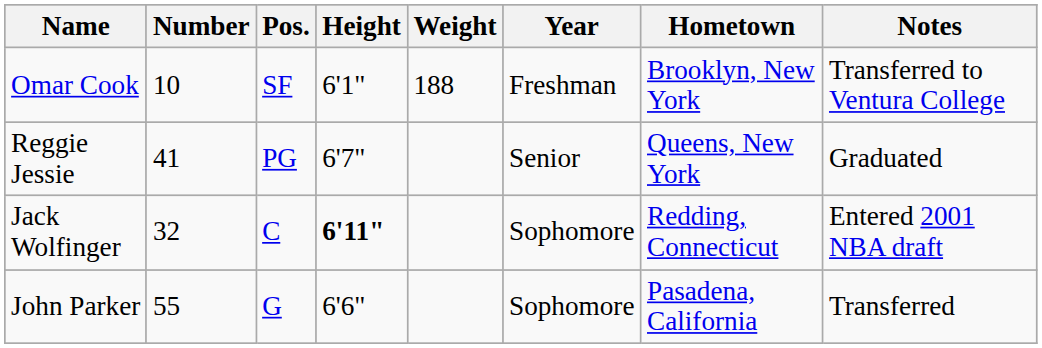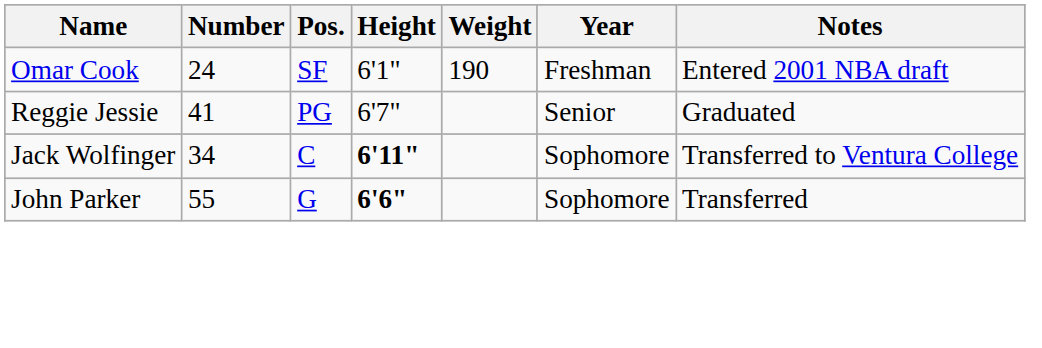- column: (732, 26)
(166, 84) 10 -> (201, 69) 24
(434, 84) 188 -> (469, 69) 190
(917, 84) Transferred to Ventura College -> (815, 69) Entered 2001 NBA draft
(166, 231) 32 -> (201, 155) 34
(902, 231) Entered 2001 NBA draft -> (850, 155) Transferred to Ventura College
(344, 305) normal -> (382, 198) bold
